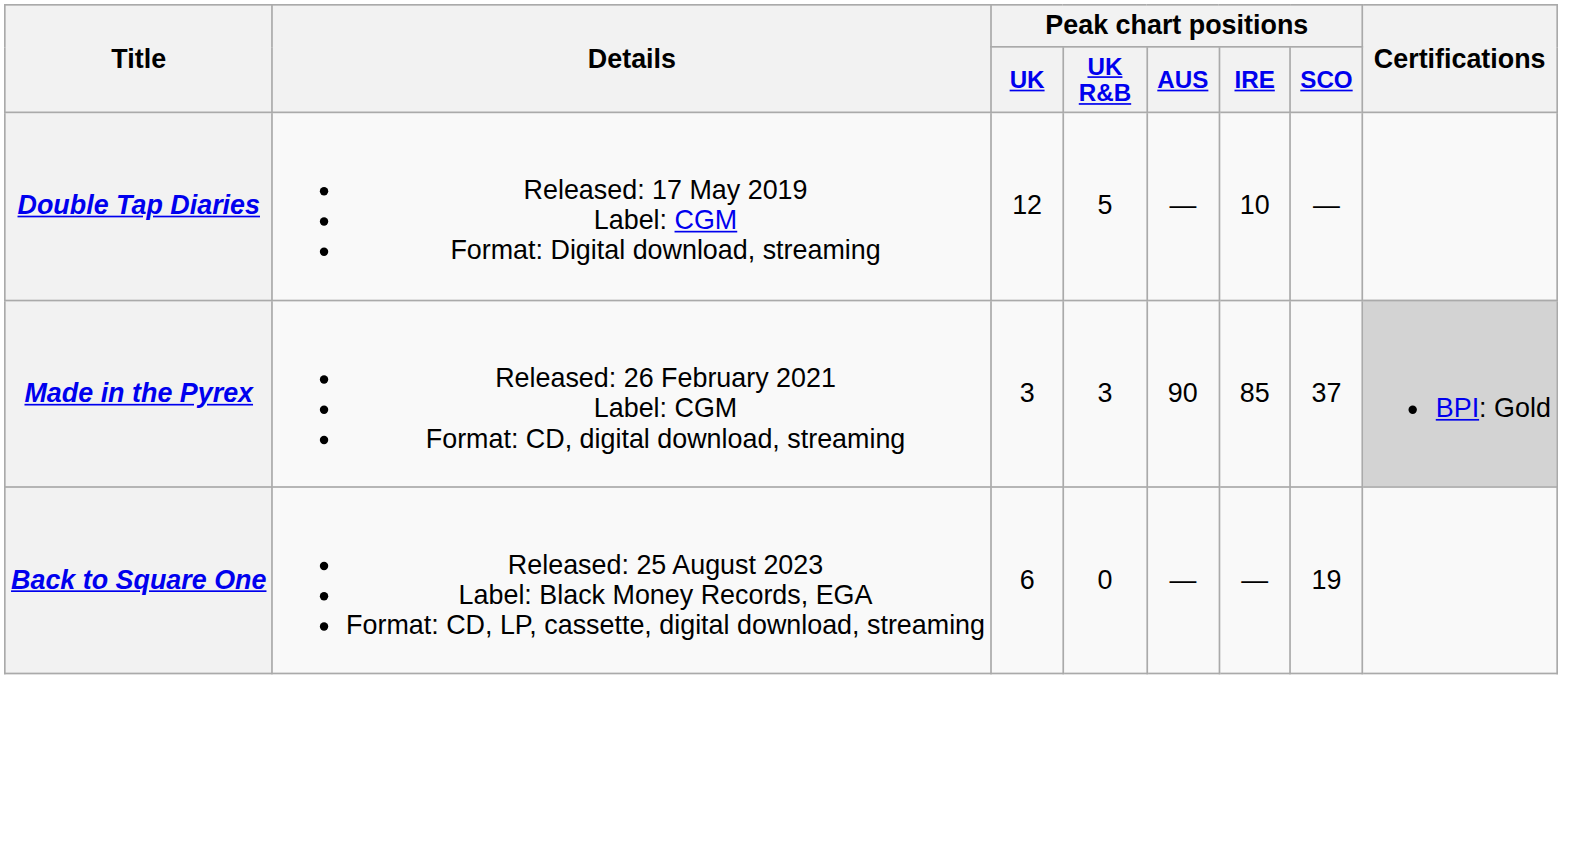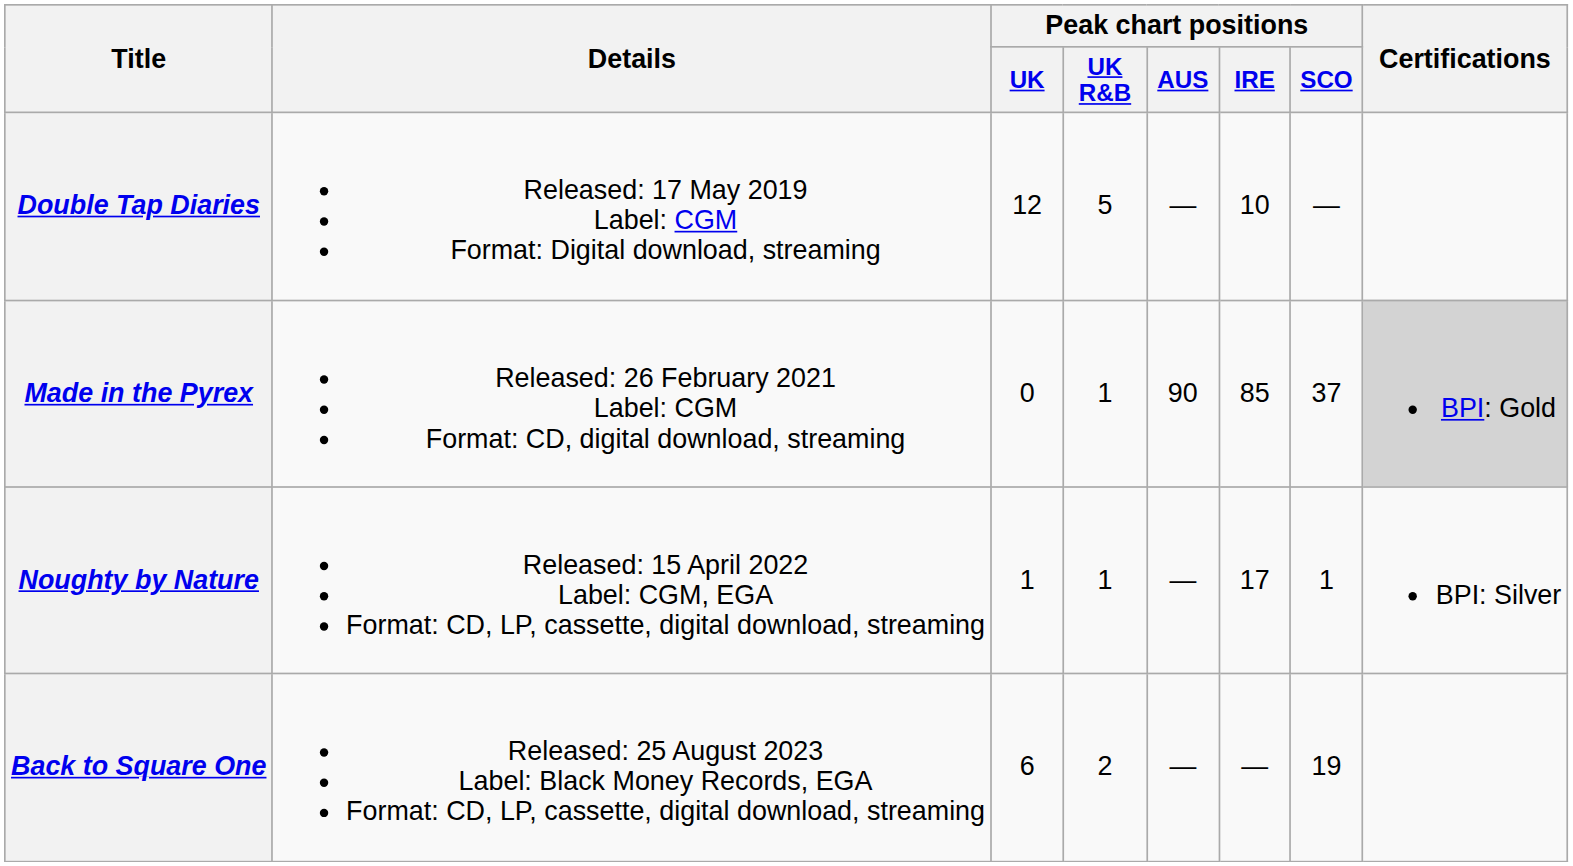(1027, 392) 3 -> (1027, 392) 0
(1105, 392) 3 -> (1105, 392) 1
+ row: (139, 580)
(1105, 580) 0 -> (1105, 767) 2
